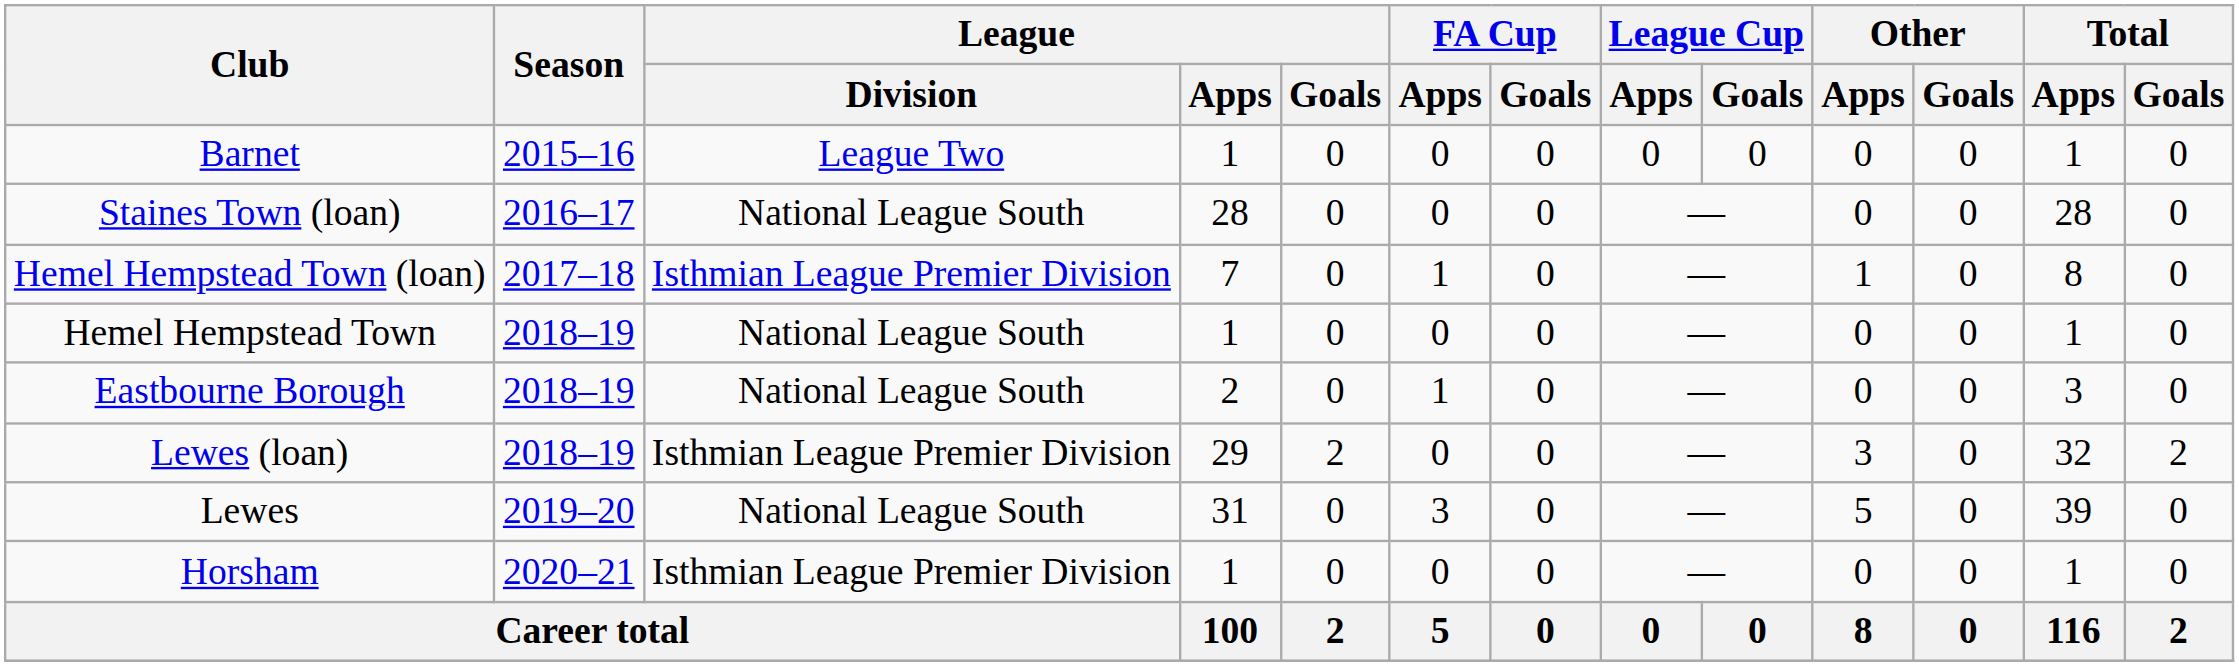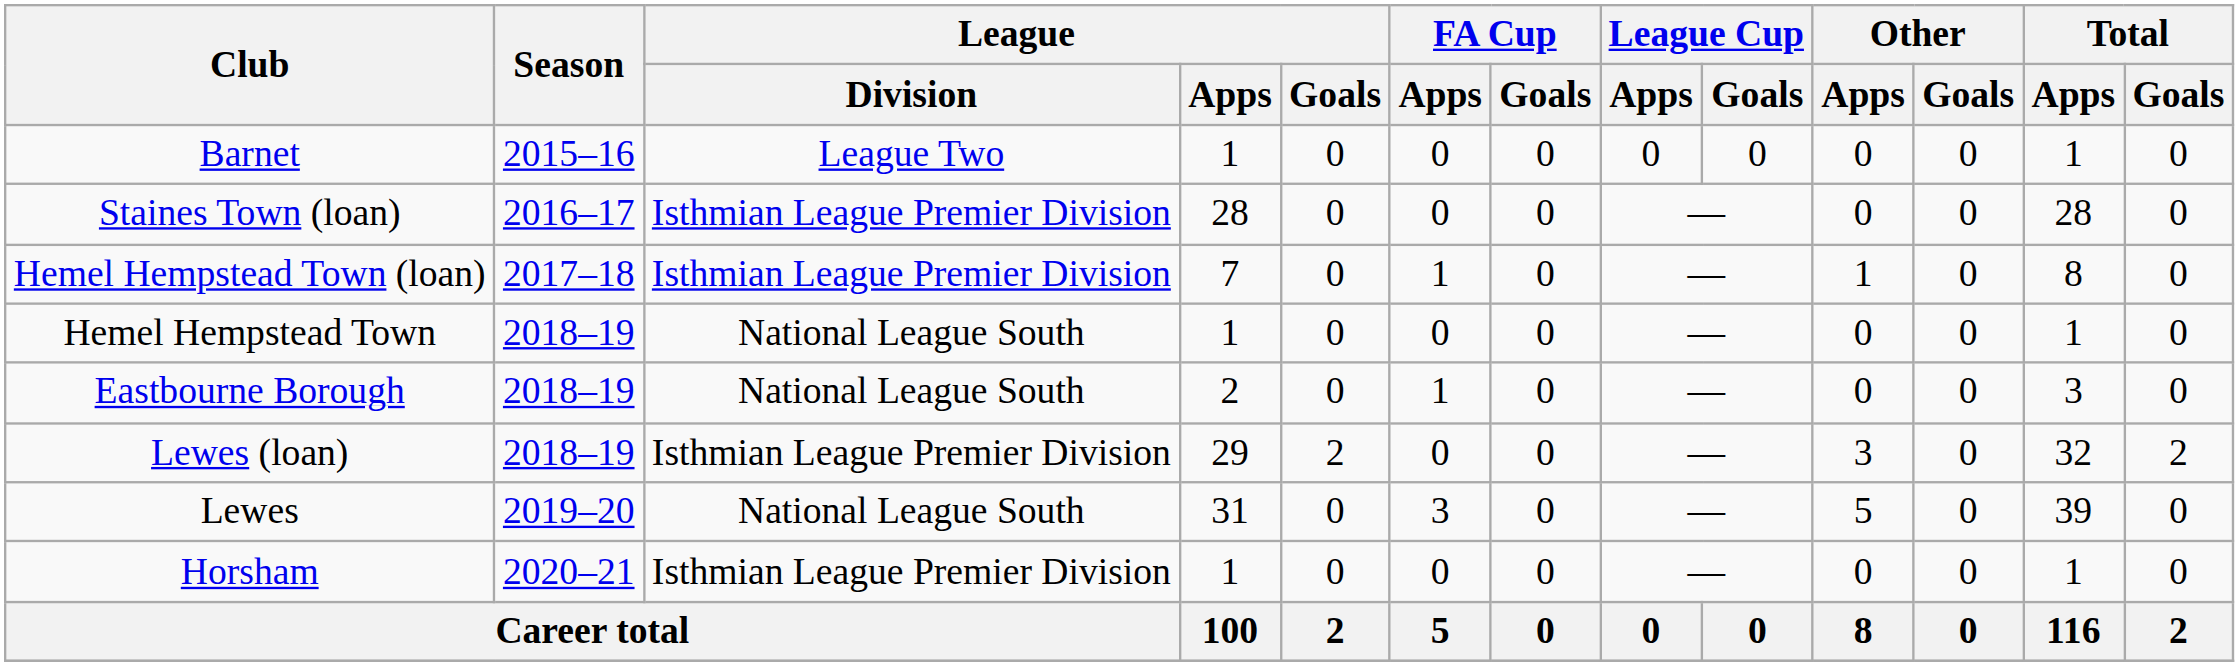(911, 213) National League South -> (911, 213) Isthmian League Premier Division
